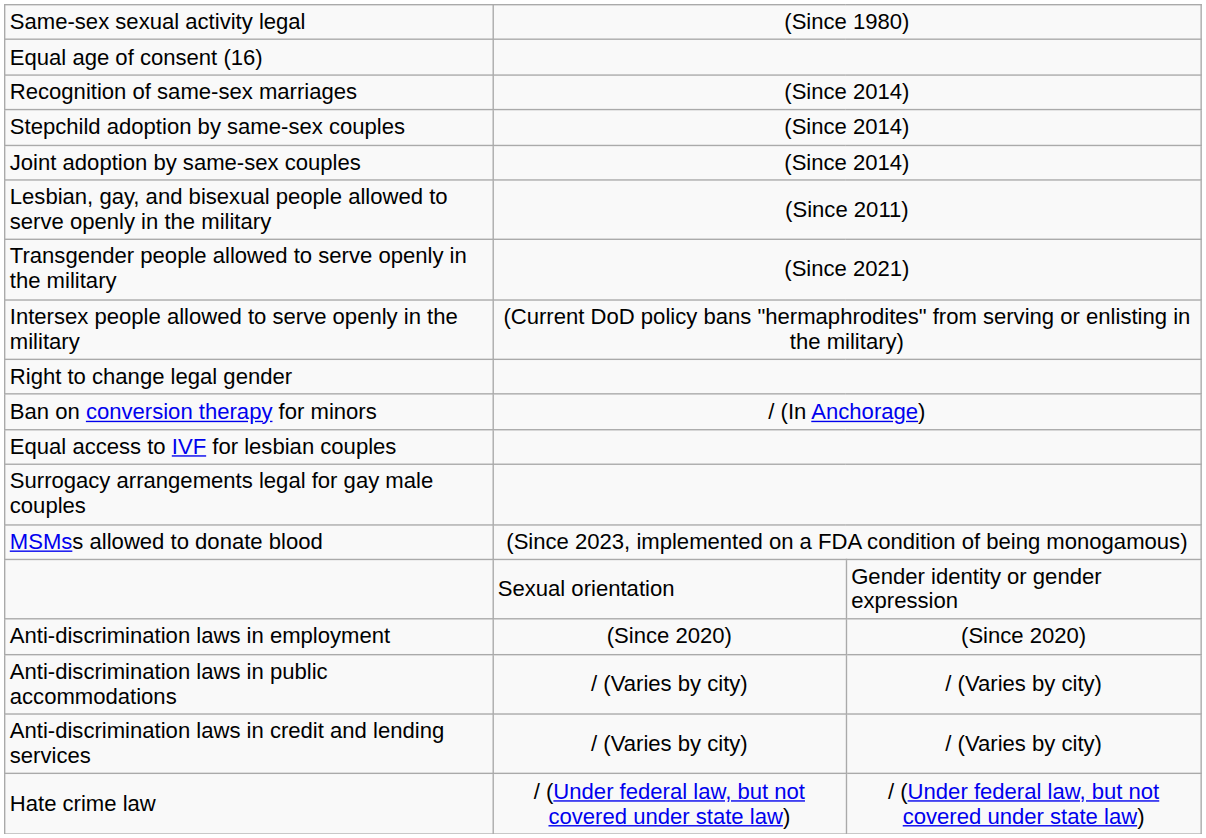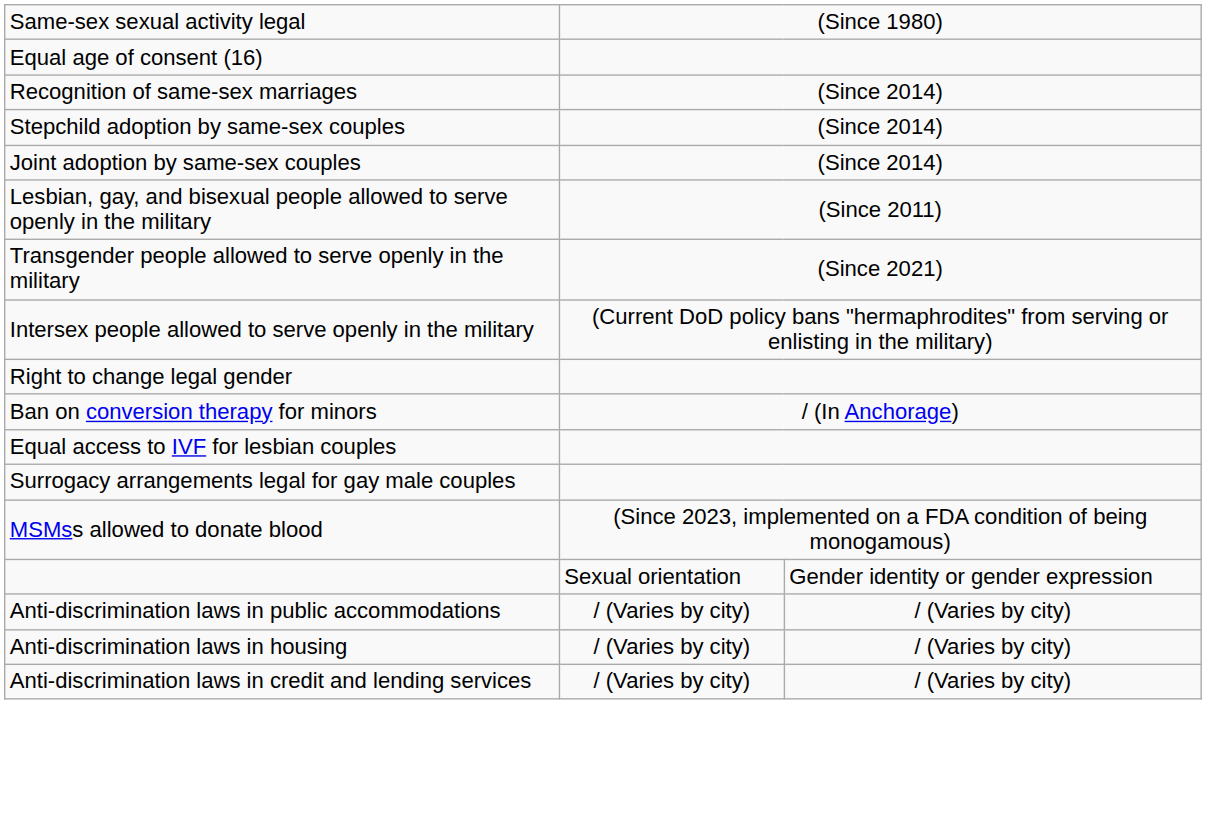- row: (200, 636)
+ row: (179, 646)
- row: (83, 803)
